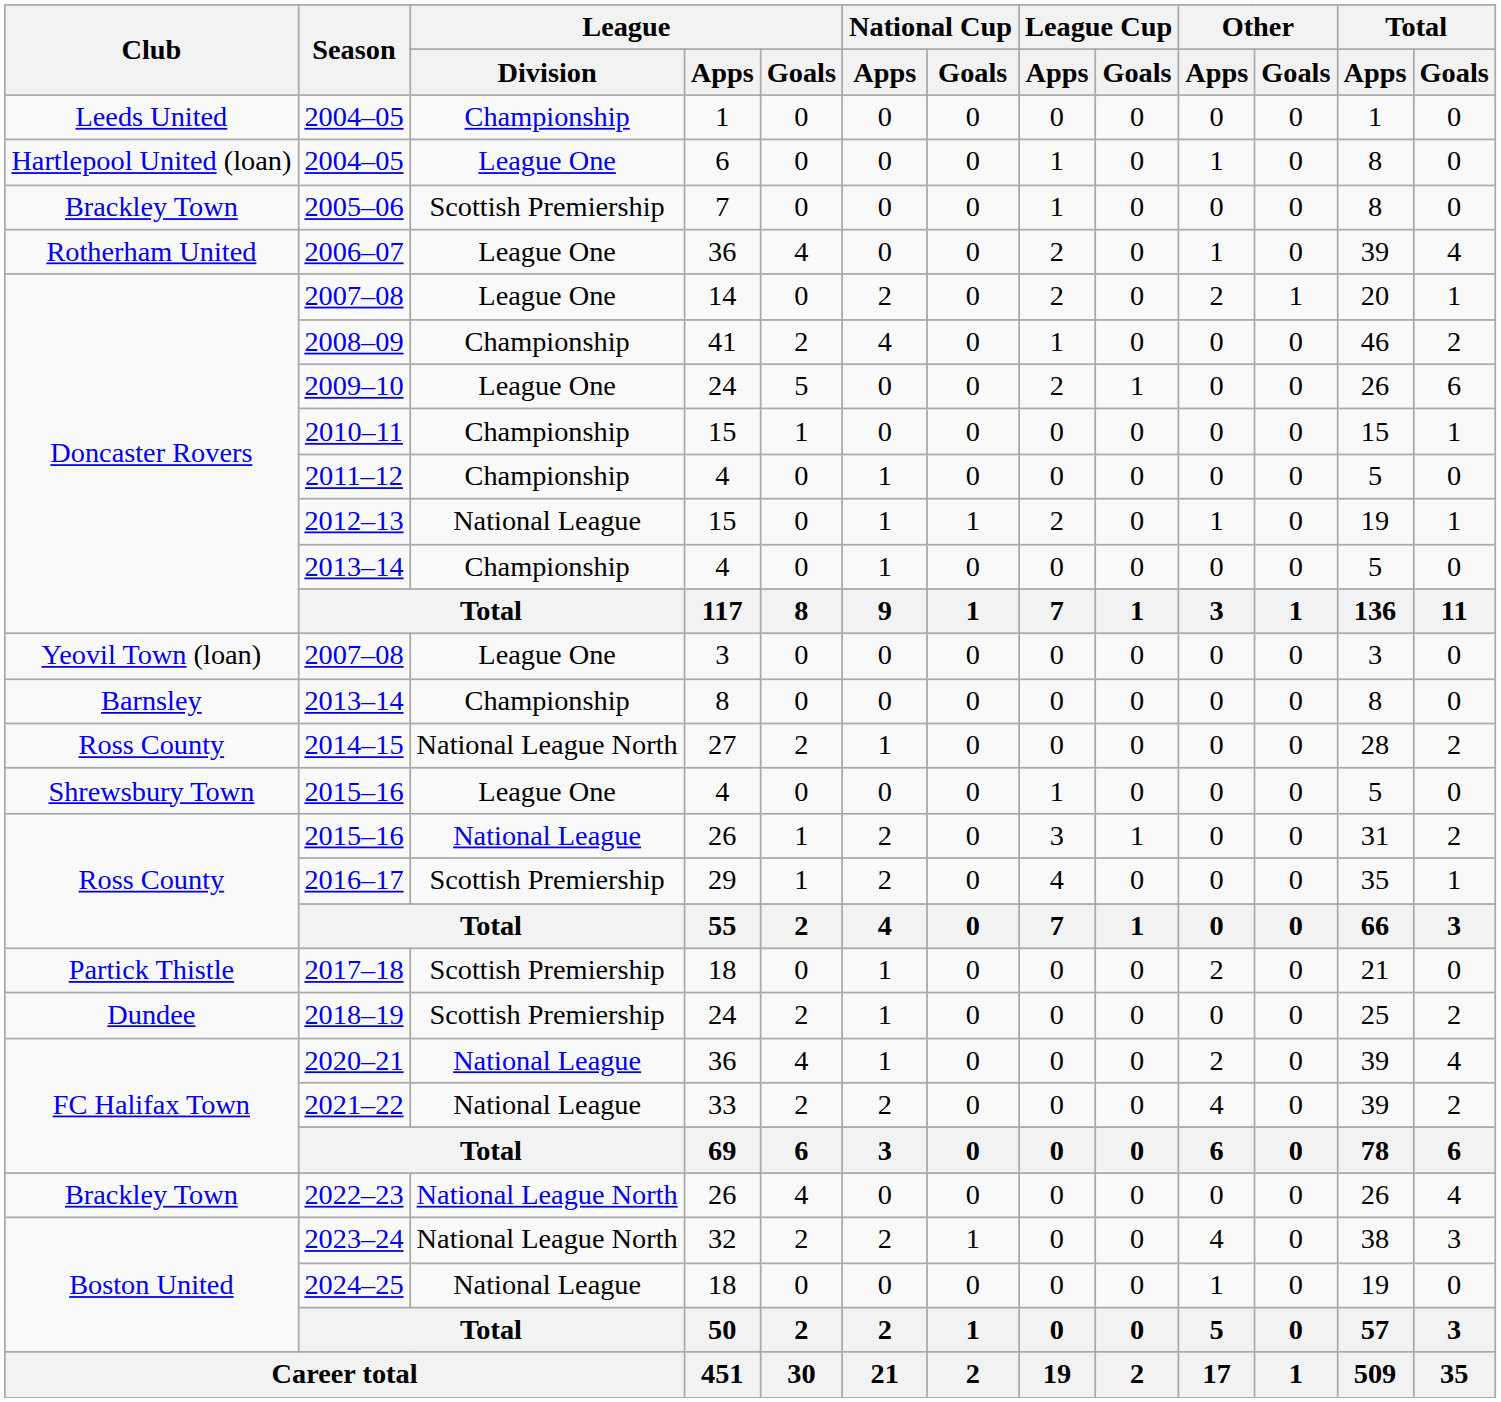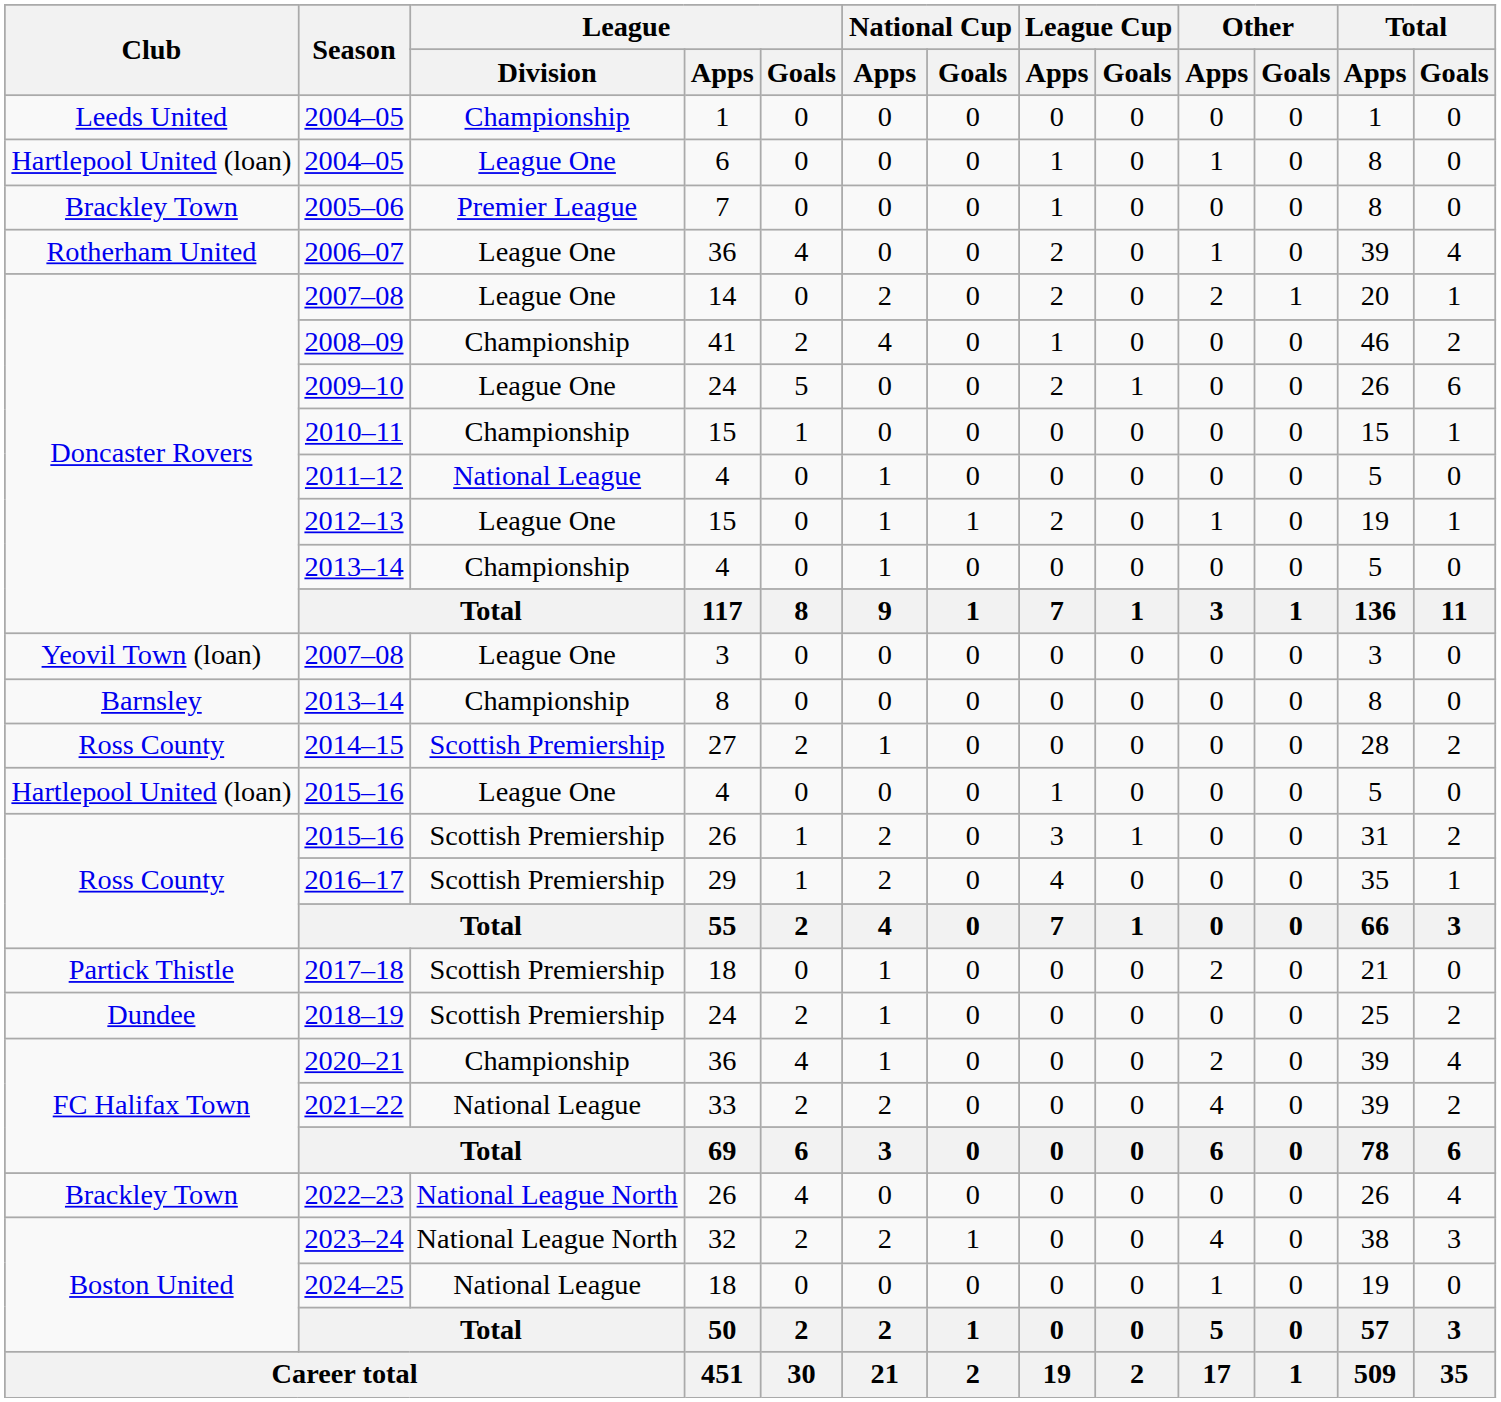(547, 206) Scottish Premiership -> (547, 206) Premier League
(547, 476) Championship -> (547, 476) National League
(547, 521) National League -> (547, 521) League One
(547, 745) National League North -> (547, 745) Scottish Premiership
(151, 790) Shrewsbury Town -> (151, 790) Hartlepool United (loan)
(547, 835) National League -> (547, 835) Scottish Premiership
(547, 1059) National League -> (547, 1059) Championship
